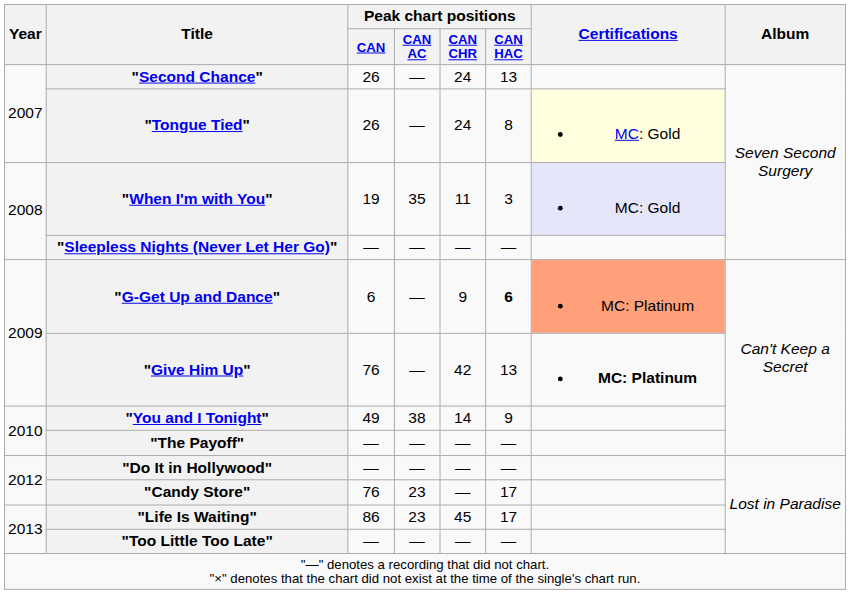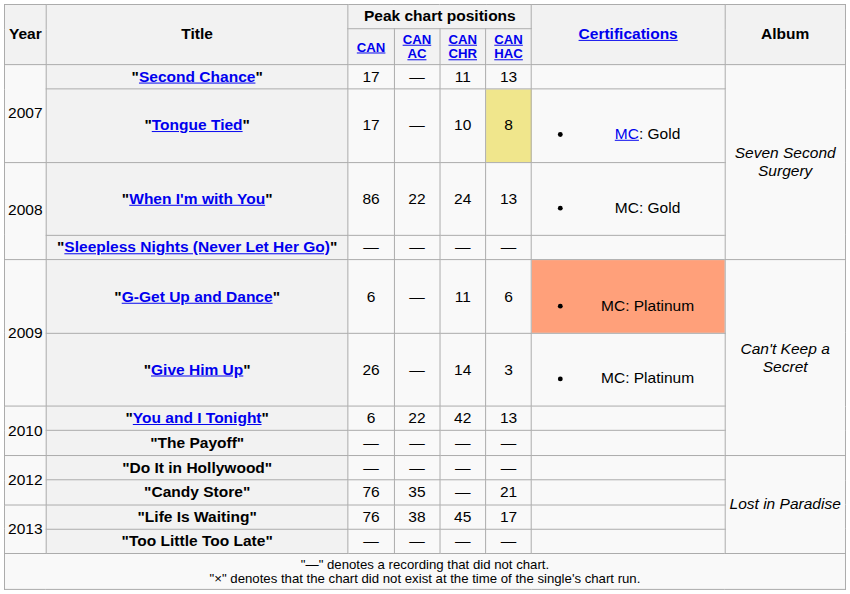(371, 76) 26 -> (371, 76) 17
(463, 76) 24 -> (463, 76) 11
(371, 125) 26 -> (371, 125) 17
(463, 125) 24 -> (463, 125) 10
(509, 125) no background -> (509, 125) khaki background
(628, 134) lightyellow background -> (628, 134) no background
(371, 198) 19 -> (371, 198) 86
(417, 198) 35 -> (417, 198) 22
(463, 198) 11 -> (463, 198) 24
(509, 198) 3 -> (509, 198) 13
(628, 207) lavender background -> (628, 207) no background
(463, 296) 9 -> (463, 296) 11
(509, 296) bold -> (509, 296) normal
(371, 369) 76 -> (371, 369) 26
(463, 369) 42 -> (463, 369) 14
(509, 369) 13 -> (509, 369) 3
(628, 378) bold -> (628, 378) normal
(371, 418) 49 -> (371, 418) 6
(417, 418) 38 -> (417, 418) 22
(463, 418) 14 -> (463, 418) 42
(509, 418) 9 -> (509, 418) 13
(417, 492) 23 -> (417, 492) 35
(509, 492) 17 -> (509, 492) 21
(371, 516) 86 -> (371, 516) 76
(417, 516) 23 -> (417, 516) 38
